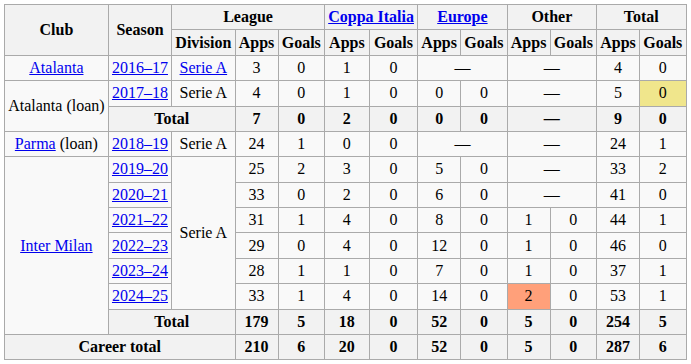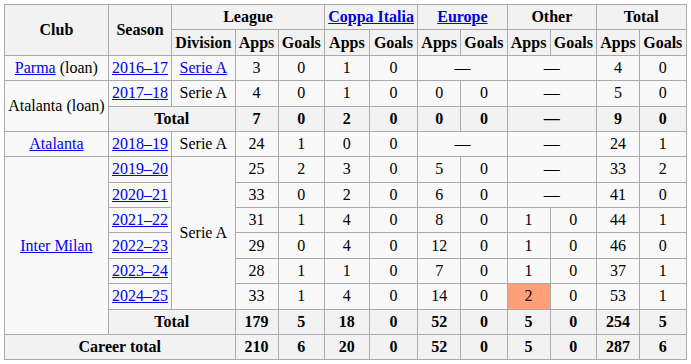(56, 67) Atalanta -> (56, 67) Parma (loan)
(663, 93) khaki background -> (663, 93) no background
(56, 144) Parma (loan) -> (56, 144) Atalanta
